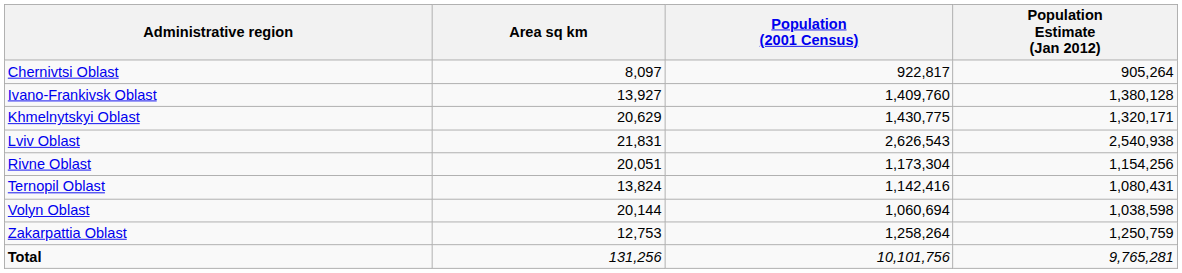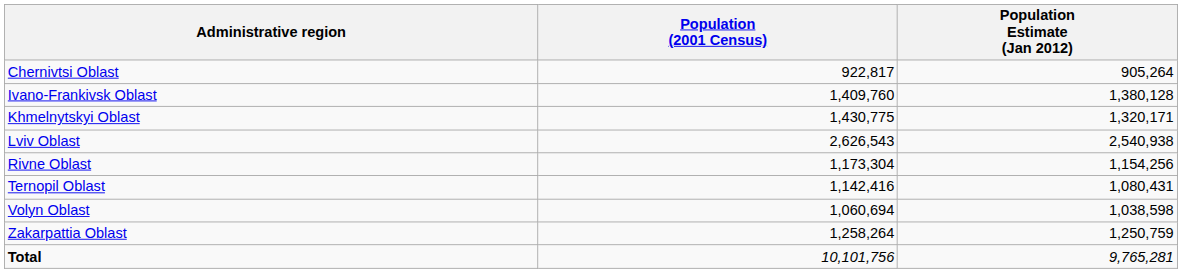- column: (548, 32)
